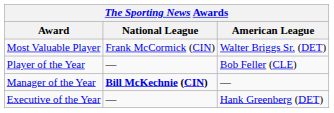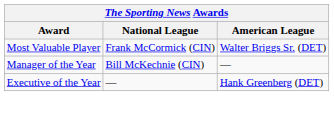- row: (46, 64)
(157, 82) bold -> (155, 64) normal
